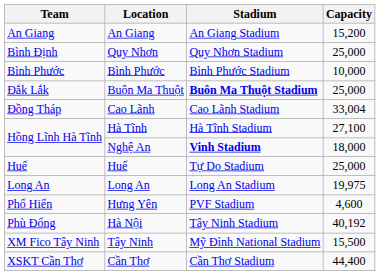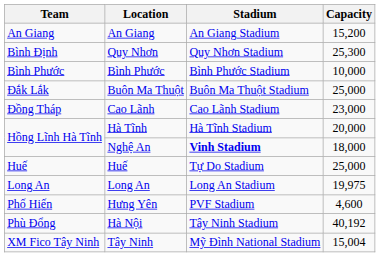(349, 52) 25,000 -> (349, 52) 25,300
(254, 90) bold -> (249, 90) normal
(349, 109) 33,004 -> (349, 109) 23,000
(349, 128) 27,100 -> (349, 128) 20,000
(349, 242) 15,500 -> (349, 242) 15,004
- row: (128, 261)
